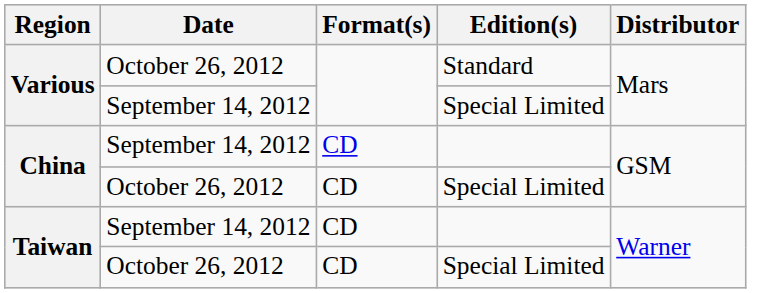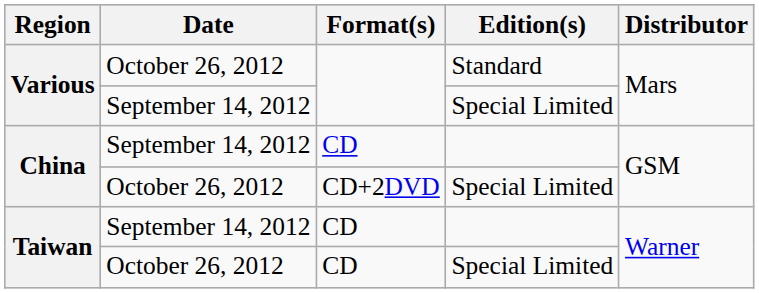(340, 186) CD -> (381, 186) CD+2DVD
